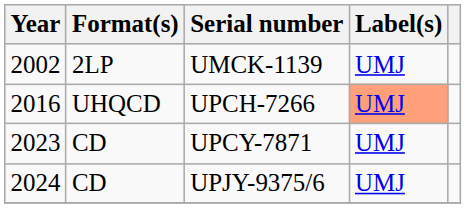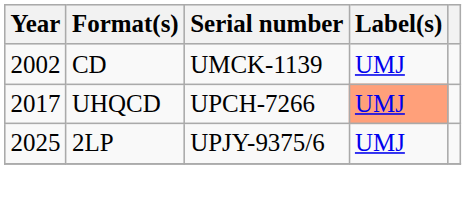(93, 63) 2LP -> (89, 63) CD
(35, 103) 2016 -> (35, 103) 2017
- row: (251, 143)
(35, 182) 2024 -> (35, 143) 2025
(89, 182) CD -> (93, 143) 2LP
